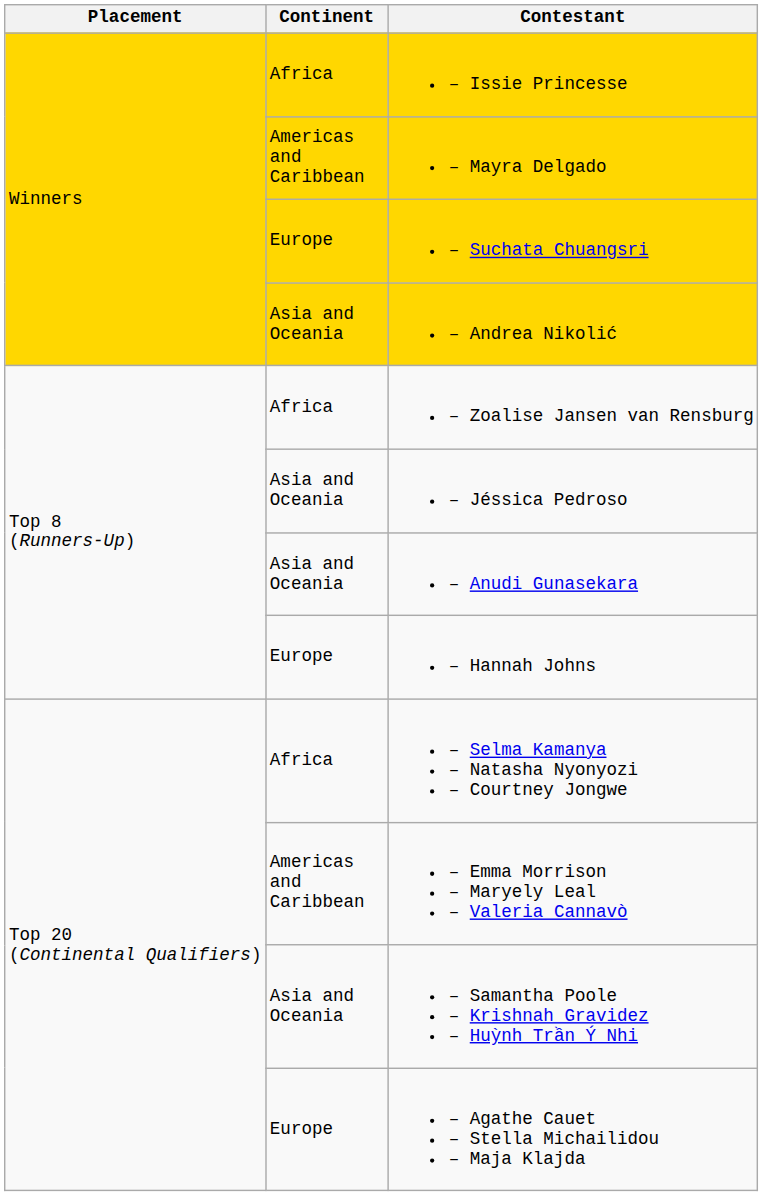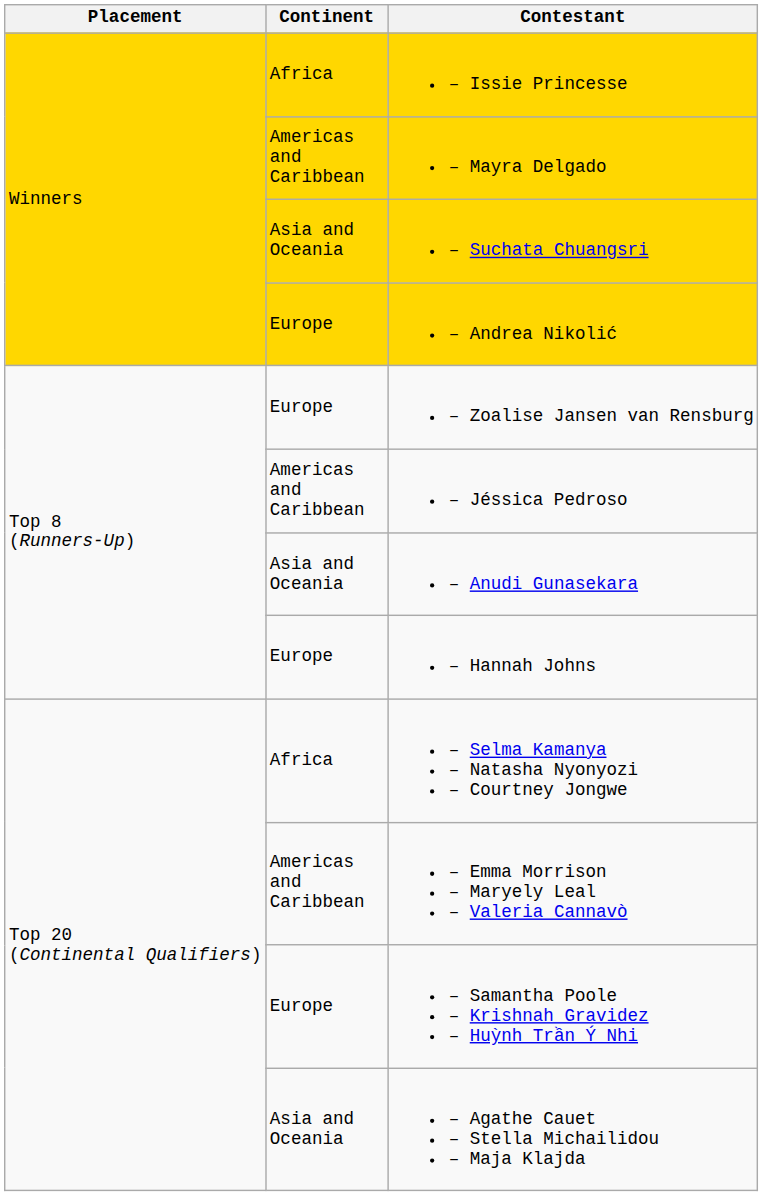(301, 241) Europe -> (312, 241) Asia and Oceania
(312, 325) Asia and Oceania -> (301, 325) Europe
(301, 408) Africa -> (301, 408) Europe
(312, 491) Asia and Oceania -> (317, 491) Americas and Caribbean
(312, 1007) Asia and Oceania -> (301, 1007) Europe
(301, 1130) Europe -> (312, 1130) Asia and Oceania
